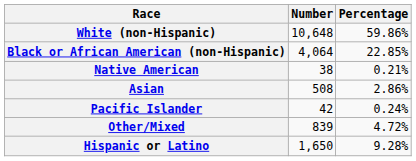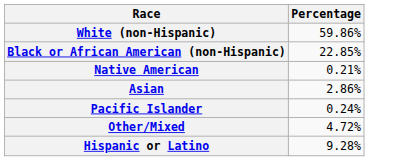- column: (312, 14)
